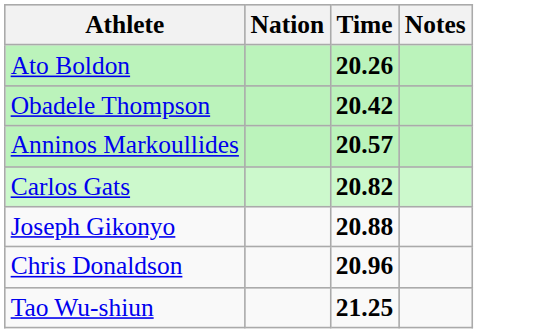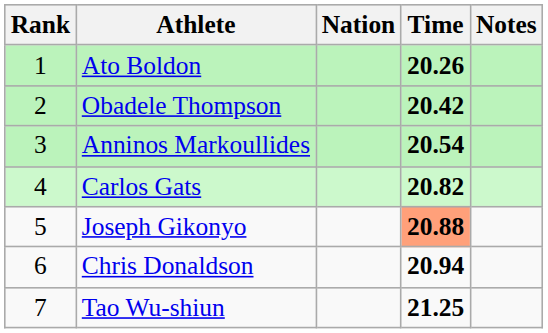+ column: (40, 24)
(364, 145) 20.57 -> (436, 145) 20.54
(364, 226) no background -> (436, 226) lightsalmon background
(364, 266) 20.96 -> (436, 266) 20.94
